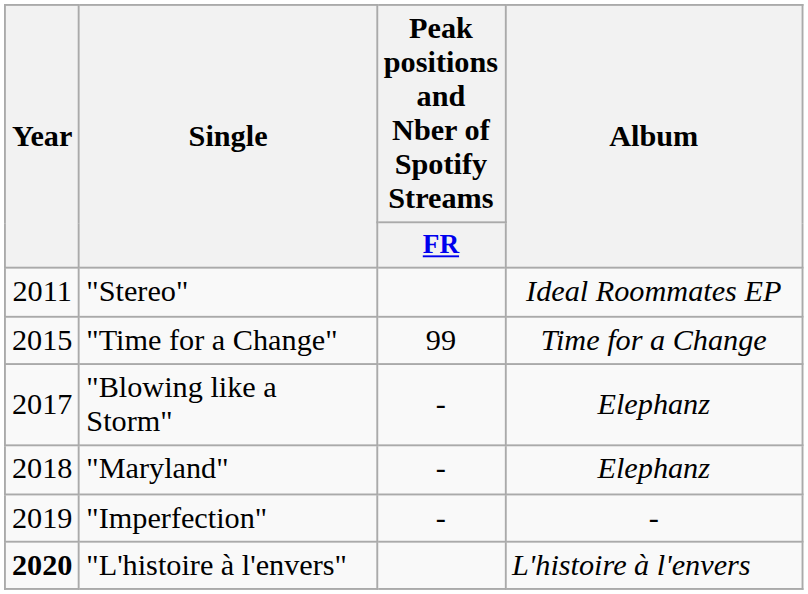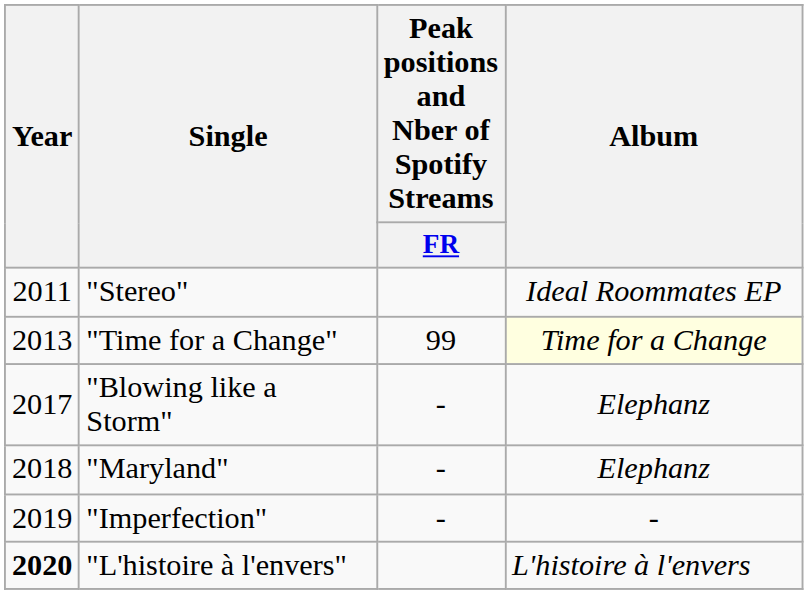(42, 339) 2015 -> (42, 339) 2013
(654, 339) no background -> (654, 339) lightyellow background
